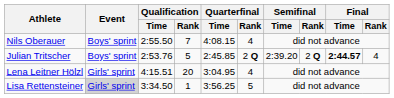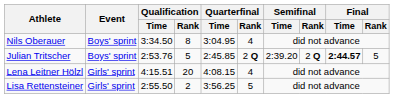(157, 41) 2:55.50 -> (157, 41) 3:34.50
(188, 41) 7 -> (188, 41) 8
(219, 41) 4:08.15 -> (219, 41) 3:04.95
(376, 56) 4 -> (376, 56) 5
(219, 71) 3:04.95 -> (219, 71) 4:08.15
(111, 86) lightgrey background -> (111, 86) no background
(157, 86) 3:34.50 -> (157, 86) 2:55.50
(188, 86) 1 -> (188, 86) 2
